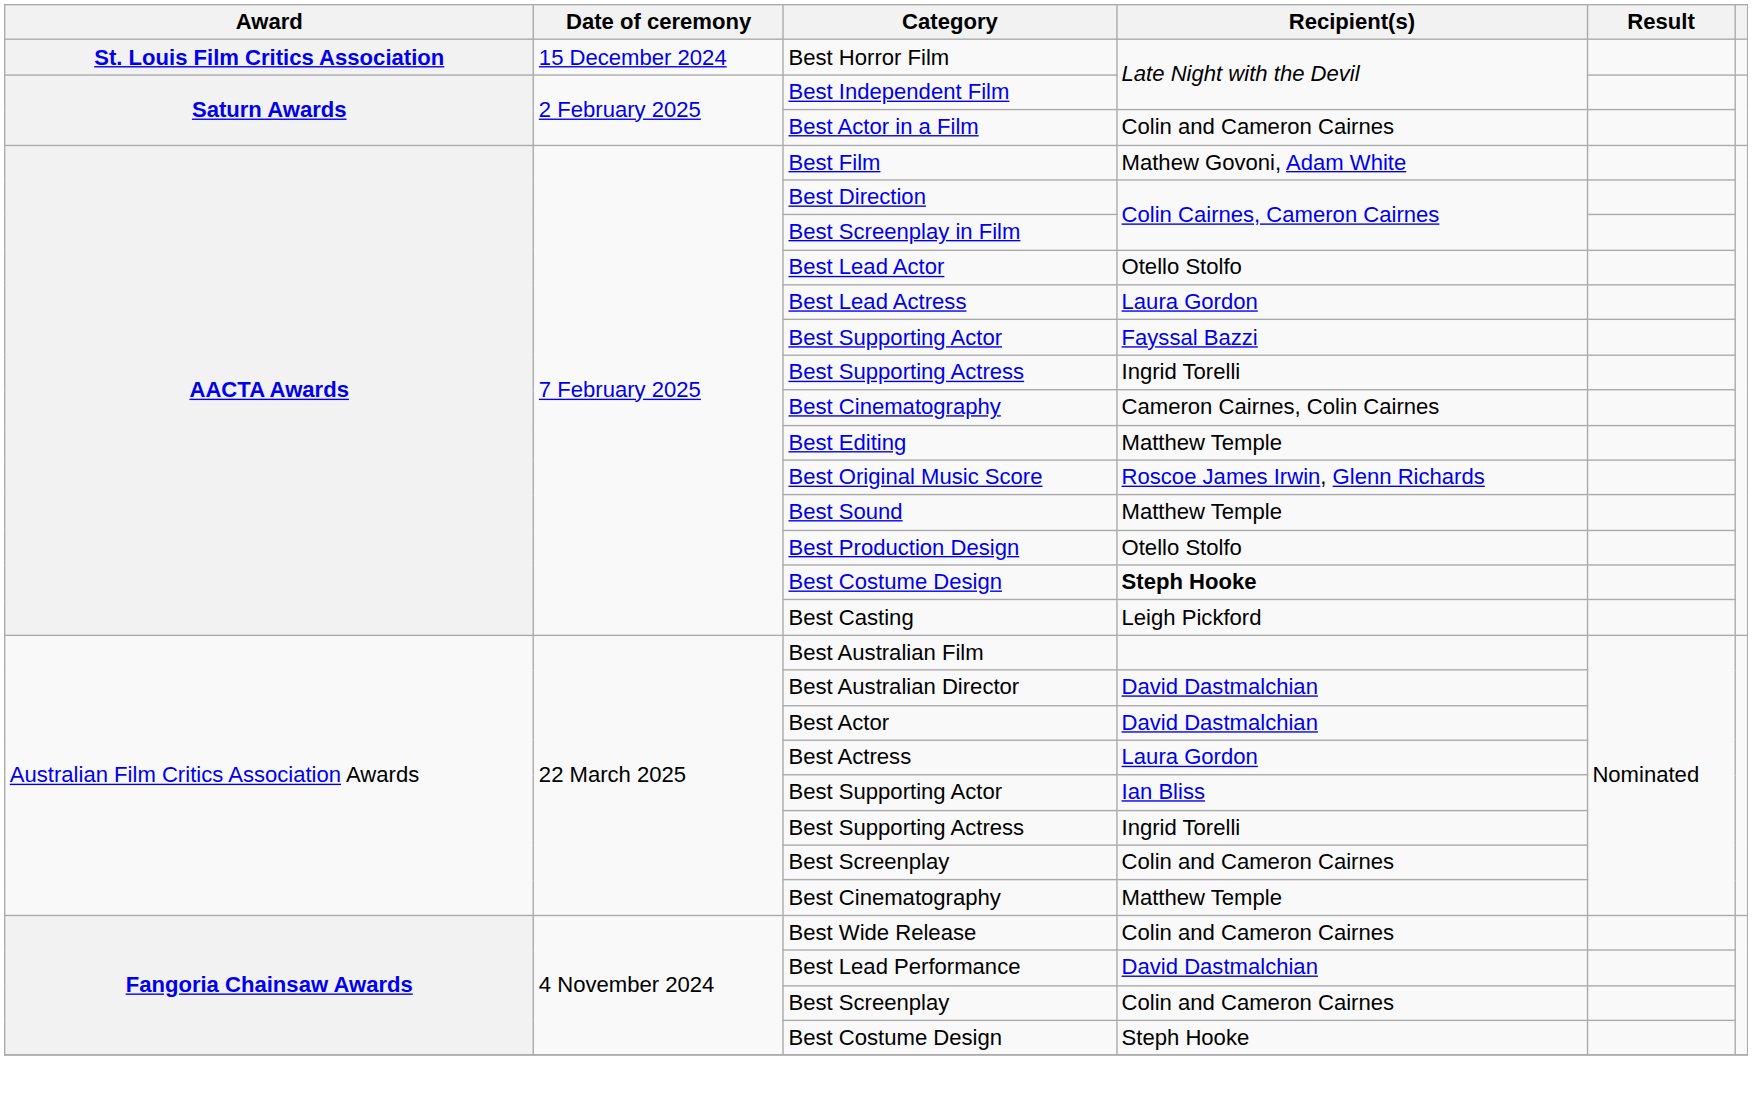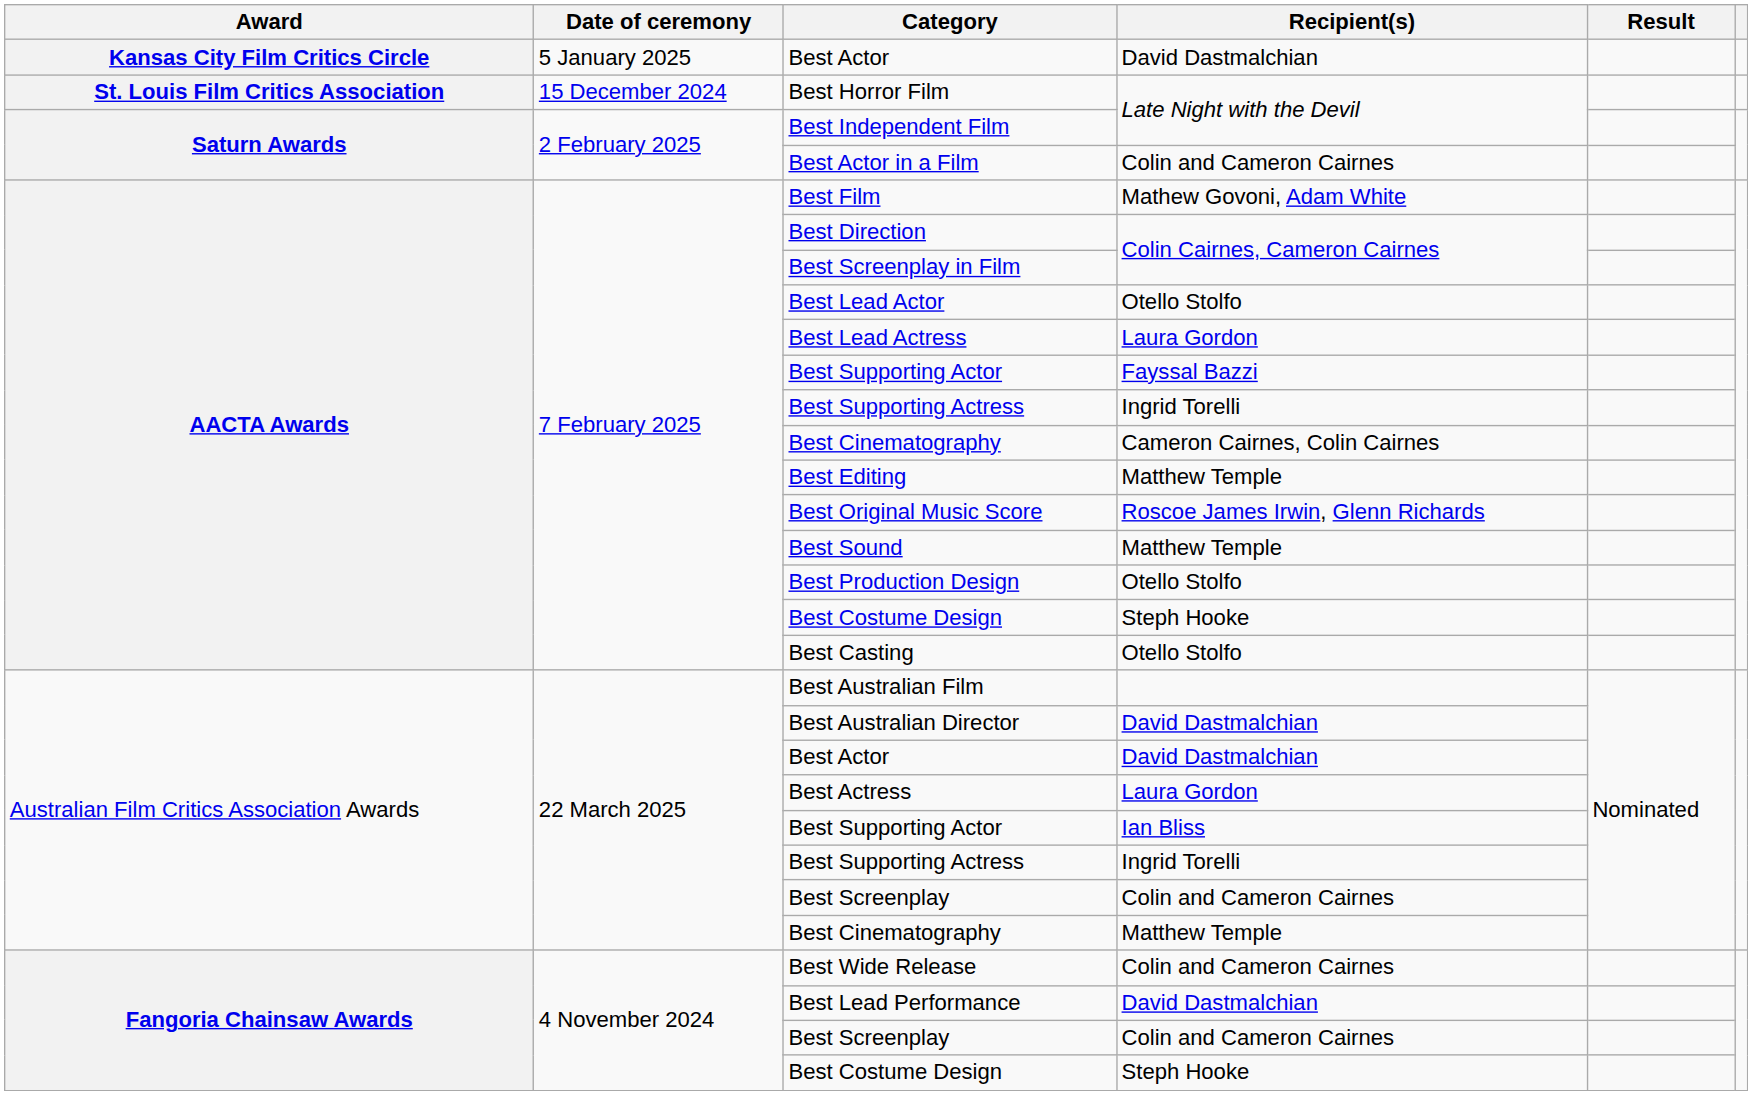+ row: (269, 57)
(1189, 582) bold -> (1185, 617) normal
(1192, 617) Leigh Pickford -> (1182, 652) Otello Stolfo
